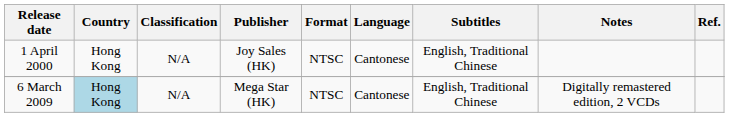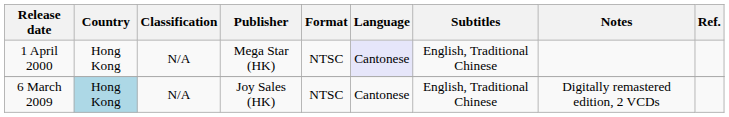(261, 58) Joy Sales (HK) -> (261, 58) Mega Star (HK)
(382, 58) no background -> (382, 58) lavender background
(261, 94) Mega Star (HK) -> (261, 94) Joy Sales (HK)
